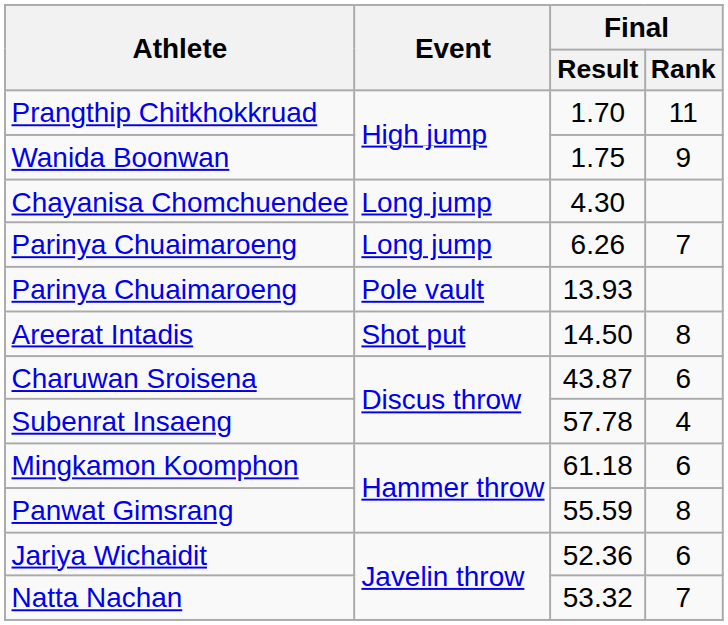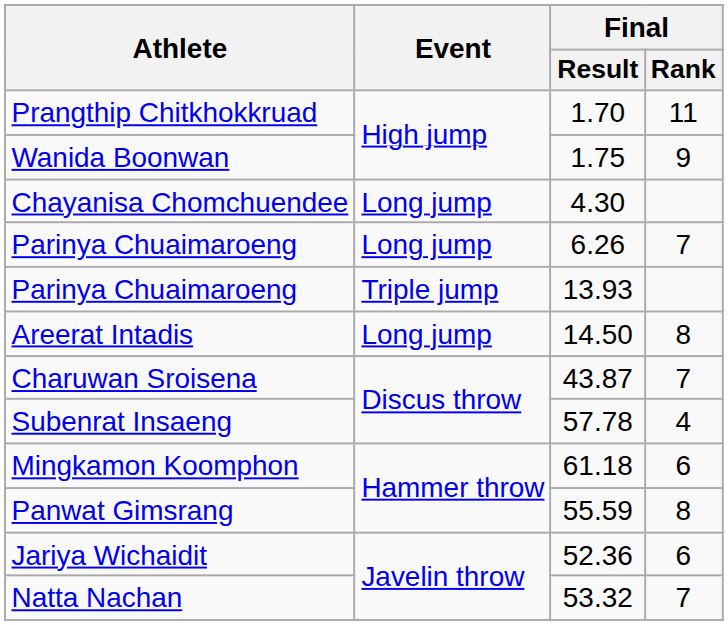(423, 290) Pole vault -> (430, 290) Triple jump
(413, 334) Shot put -> (427, 334) Long jump
(683, 378) 6 -> (683, 378) 7
